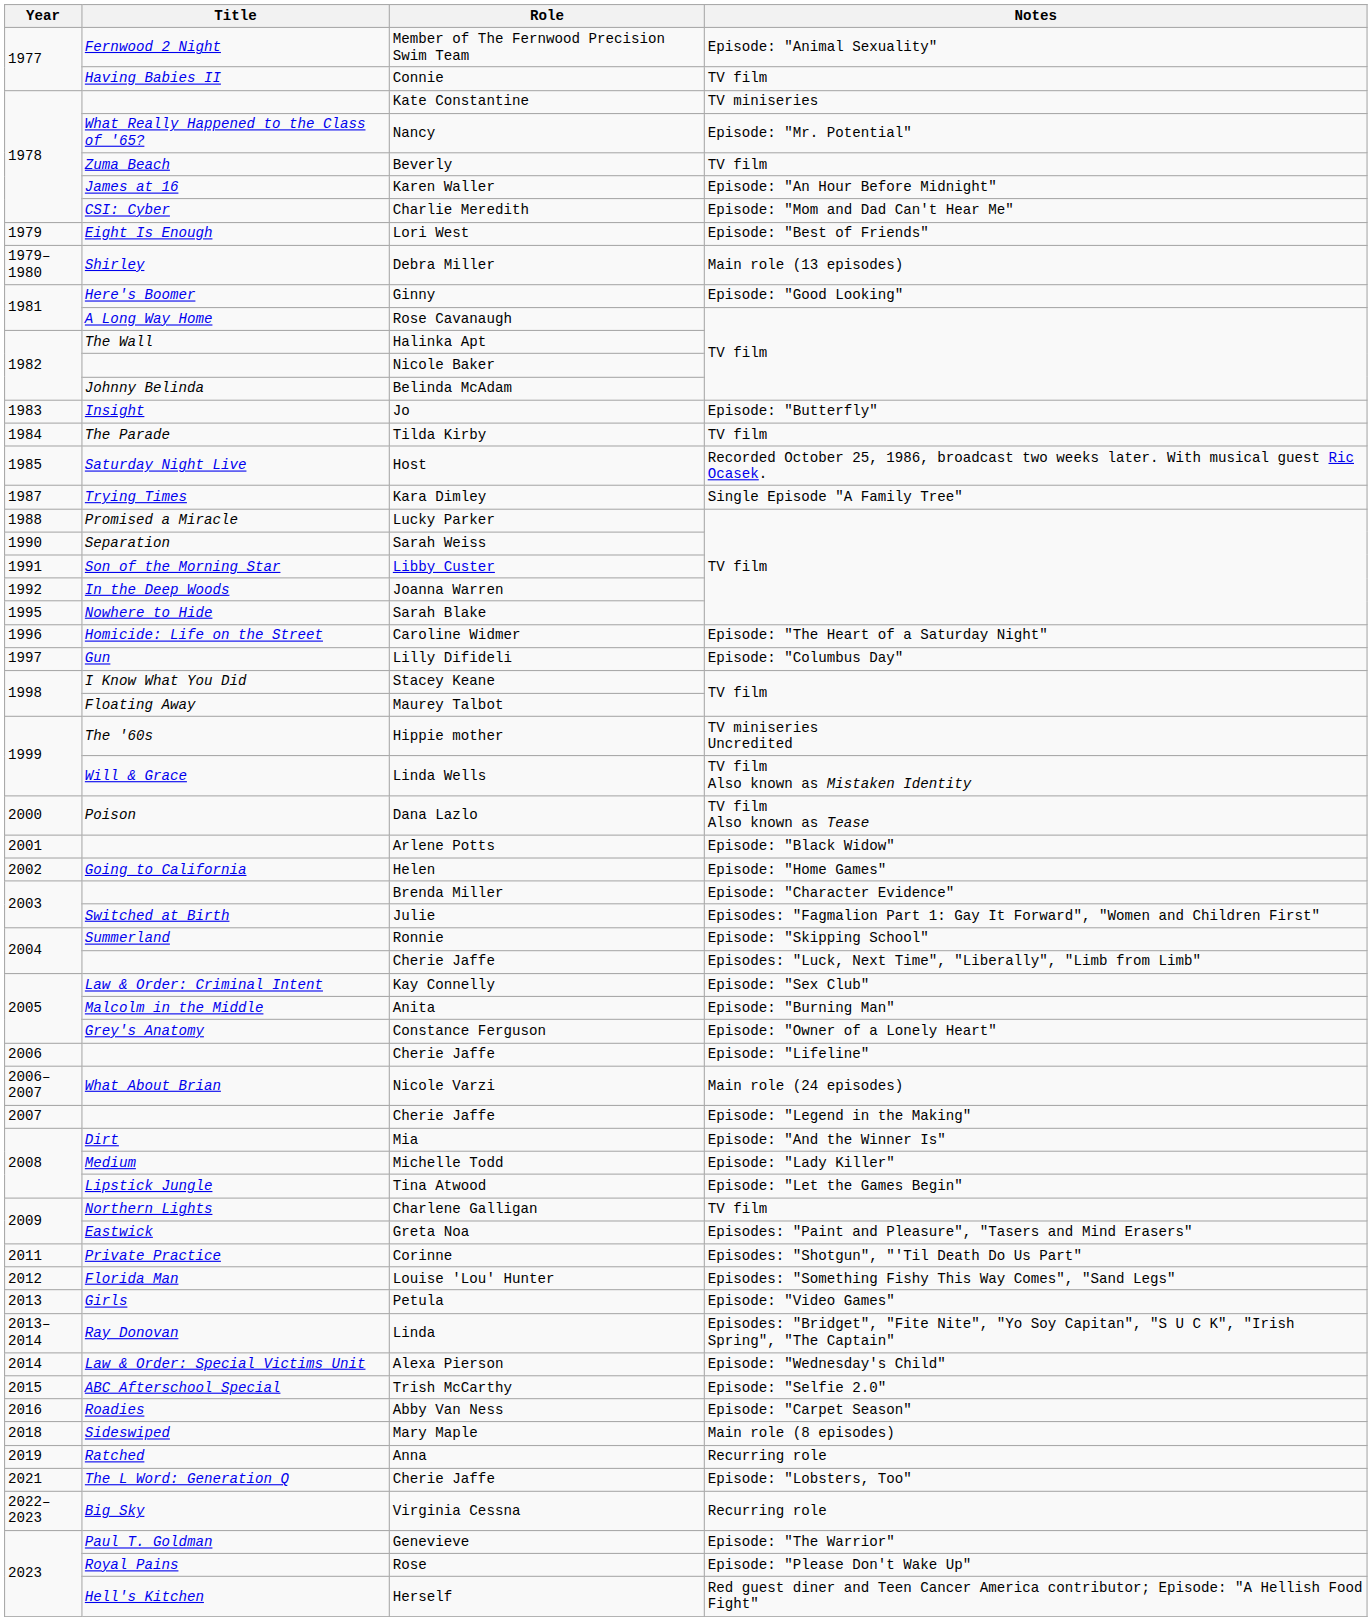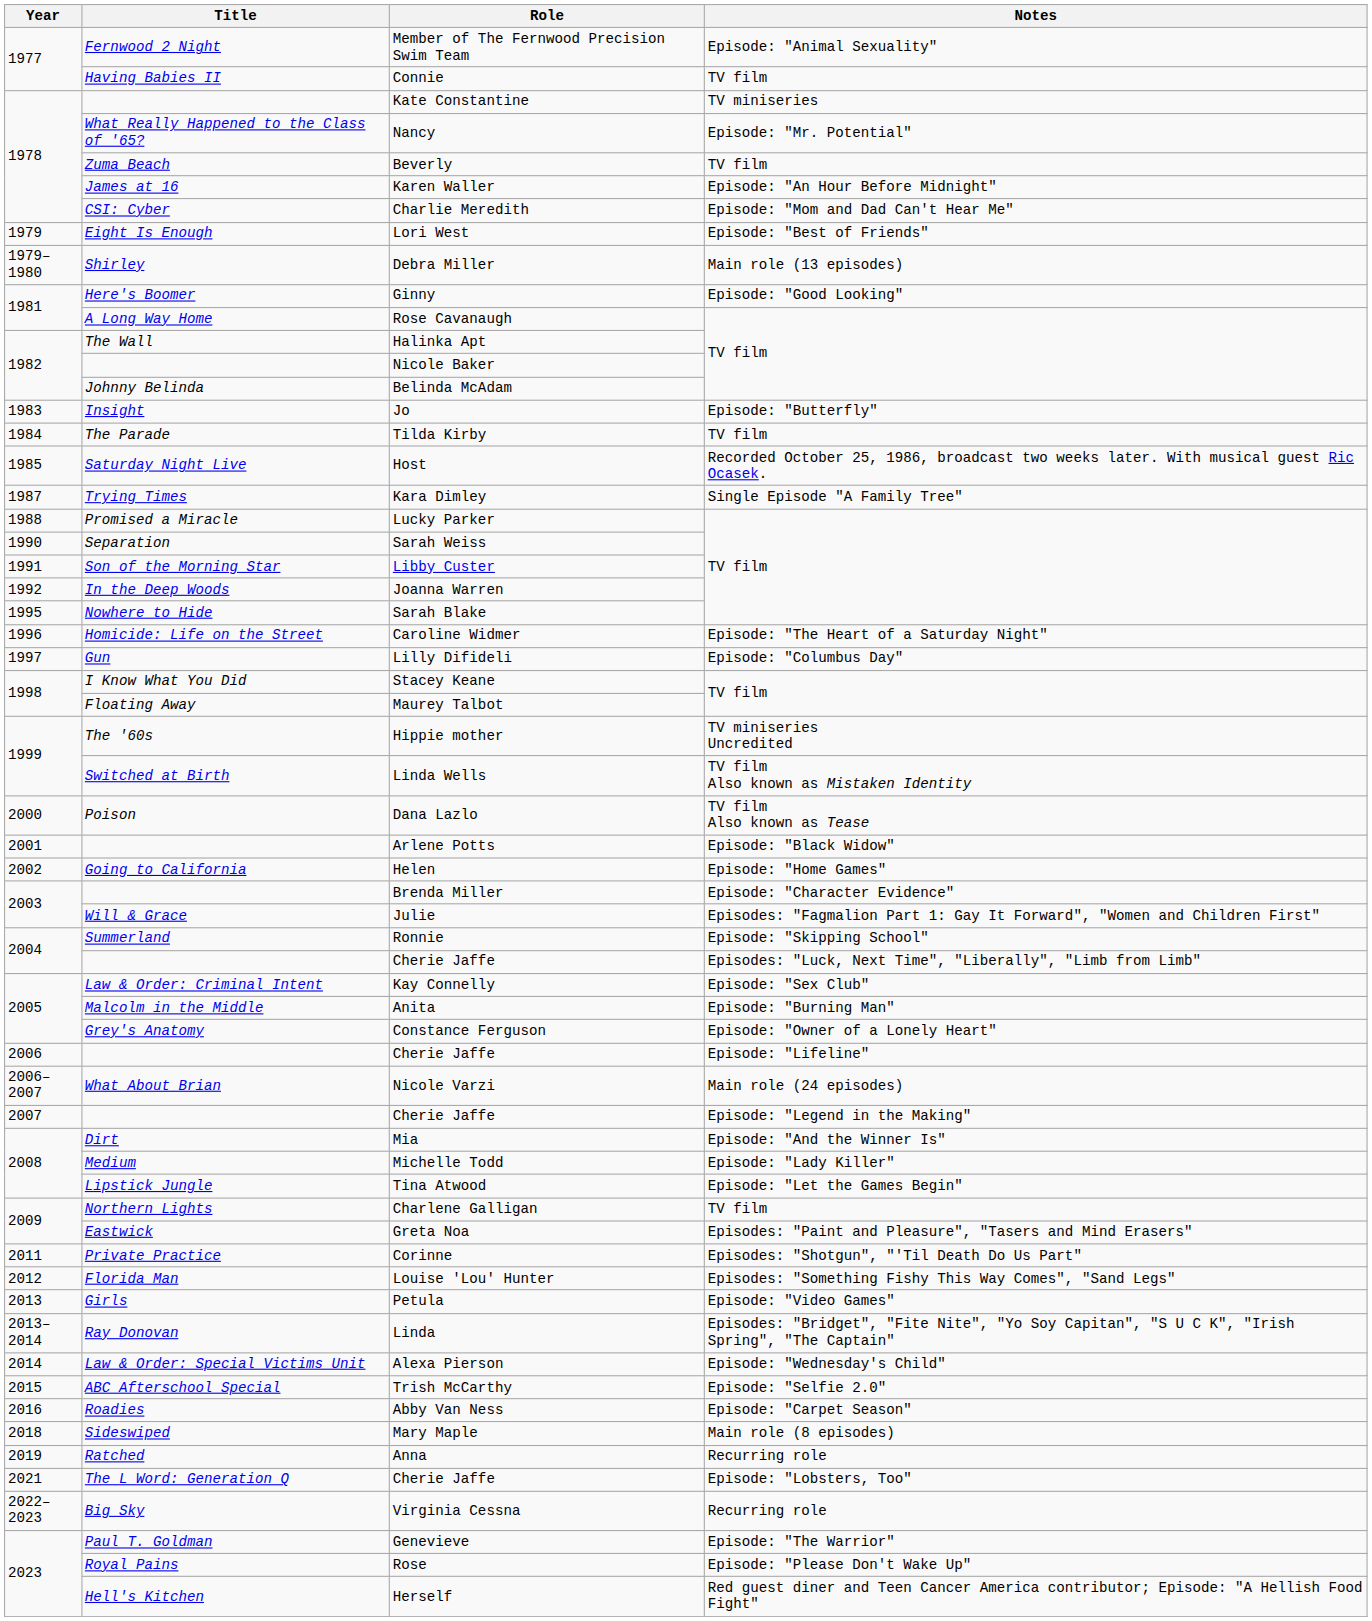(136, 776) Will & Grace -> (157, 776) Switched at Birth
(157, 916) Switched at Birth -> (136, 916) Will & Grace
